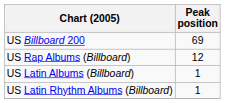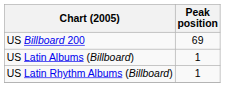- row: (69, 57)
